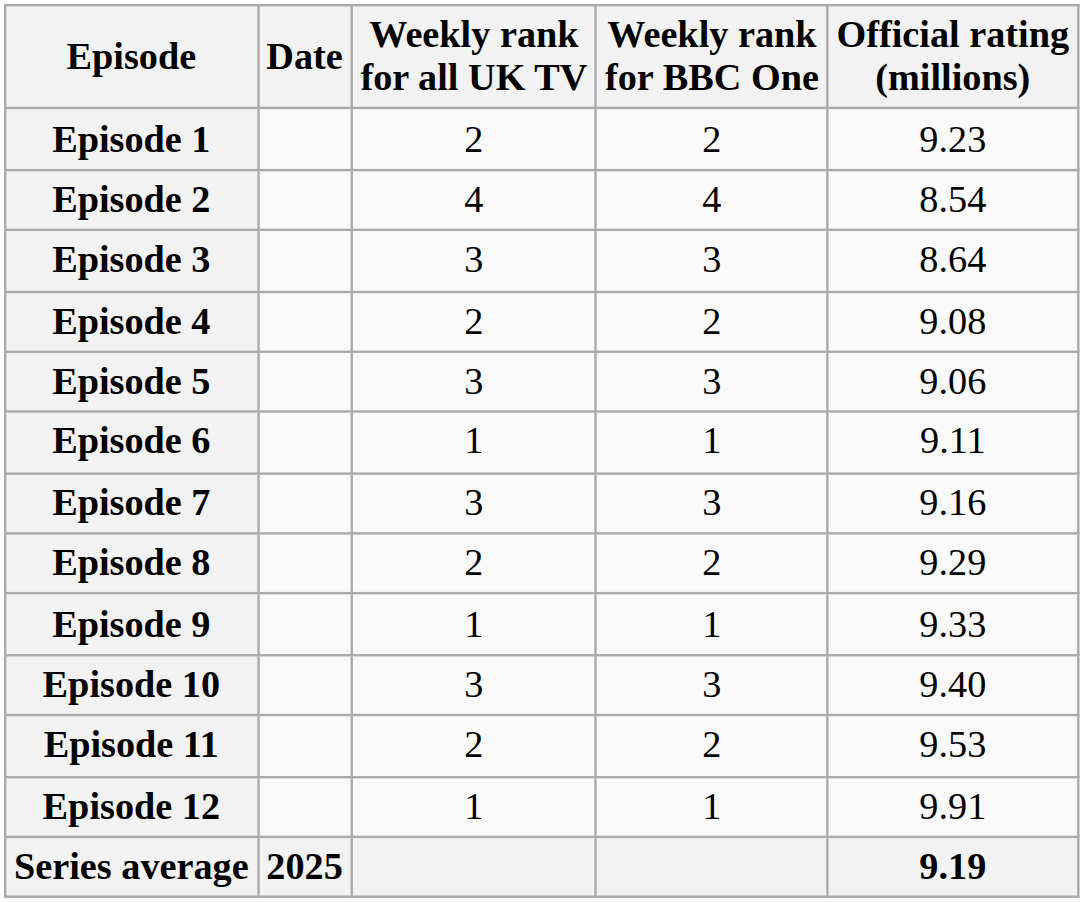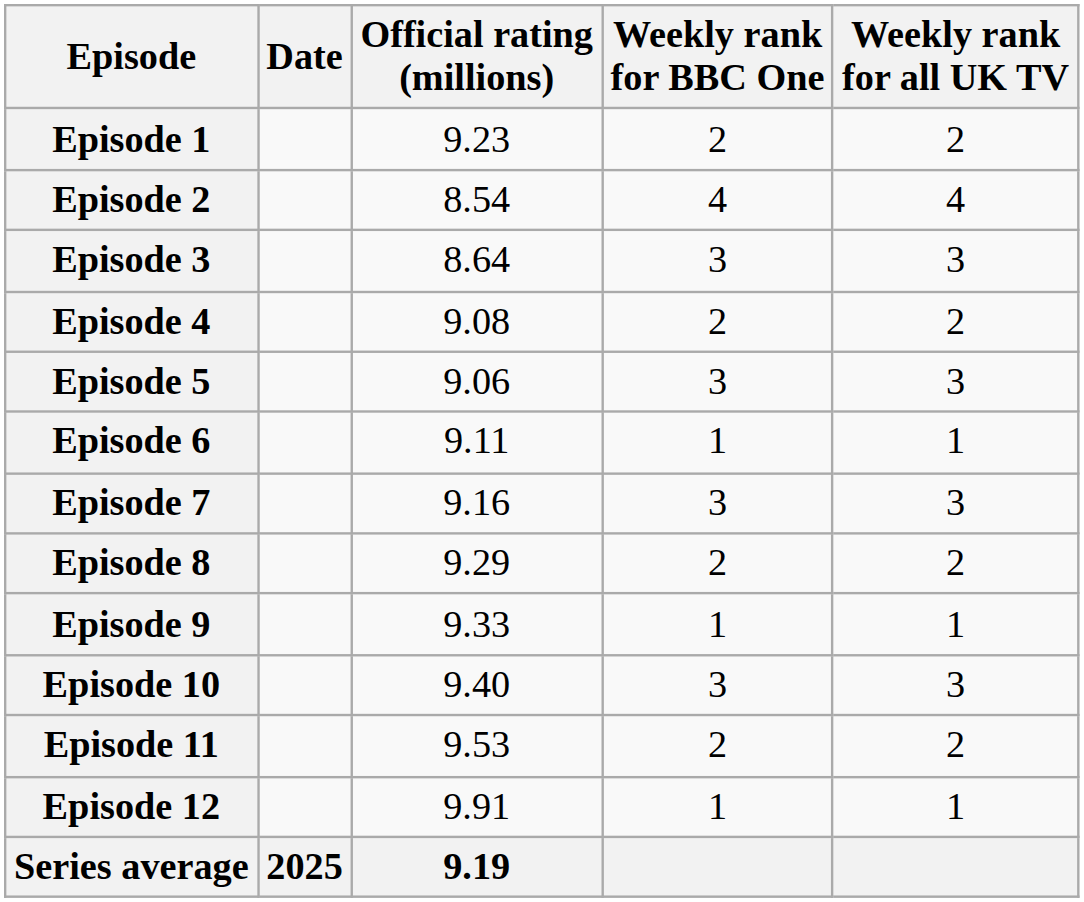columns swapped: (953, 56) <-> (474, 56)
